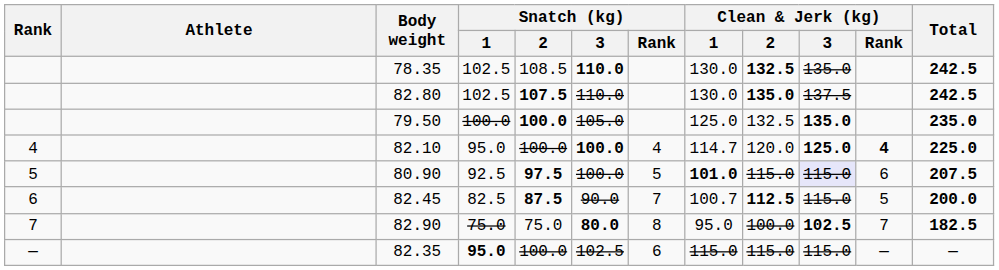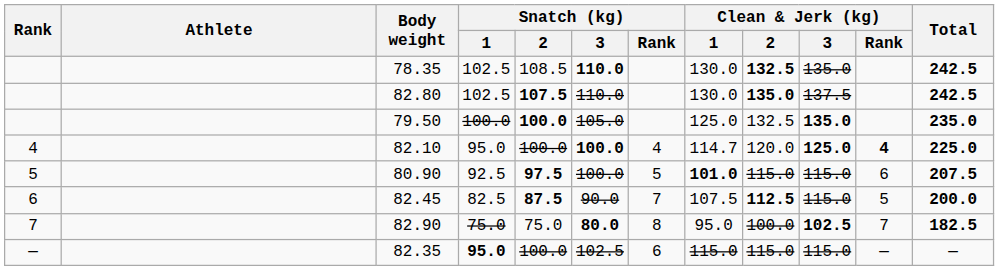(827, 174) lavender background -> (827, 174) no background
(714, 200) 100.7 -> (714, 200) 107.5
